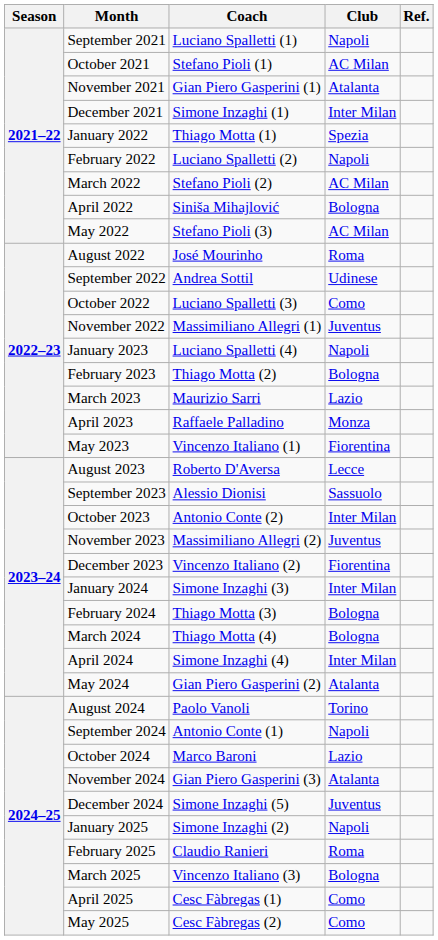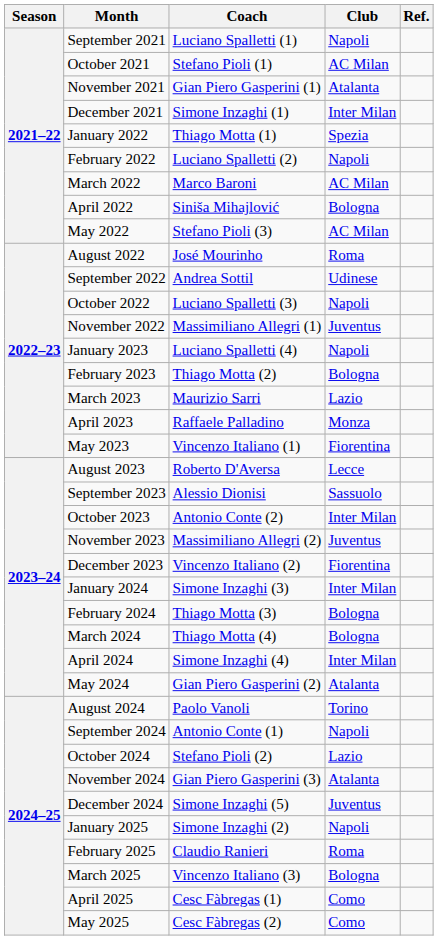(222, 183) Stefano Pioli (2) -> (215, 183) Marco Baroni
(347, 302) Como -> (349, 302) Napoli
(215, 755) Marco Baroni -> (222, 755) Stefano Pioli (2)
